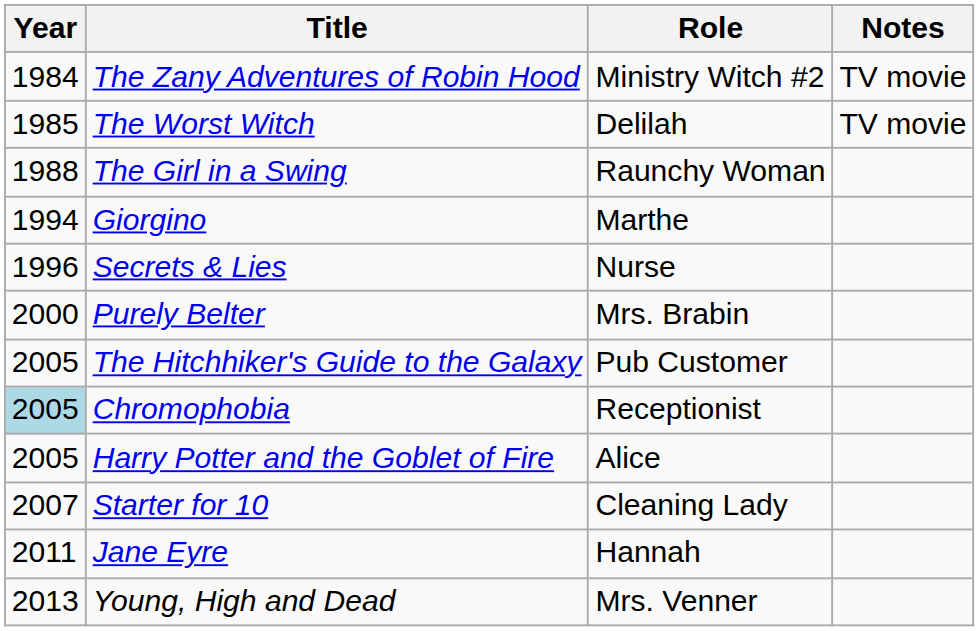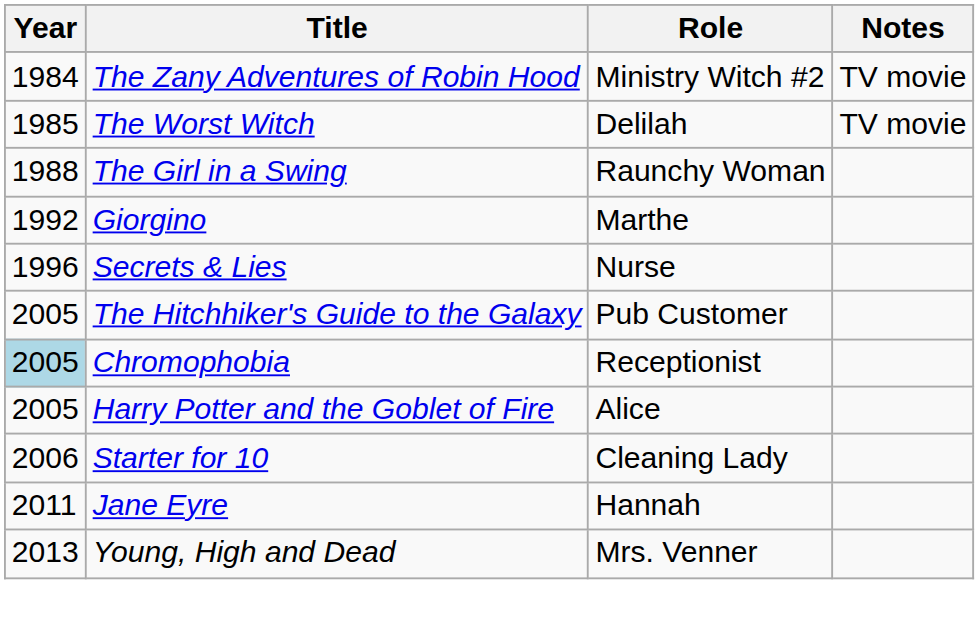(45, 219) 1994 -> (45, 219) 1992
- row: (179, 314)
(45, 505) 2007 -> (45, 457) 2006
